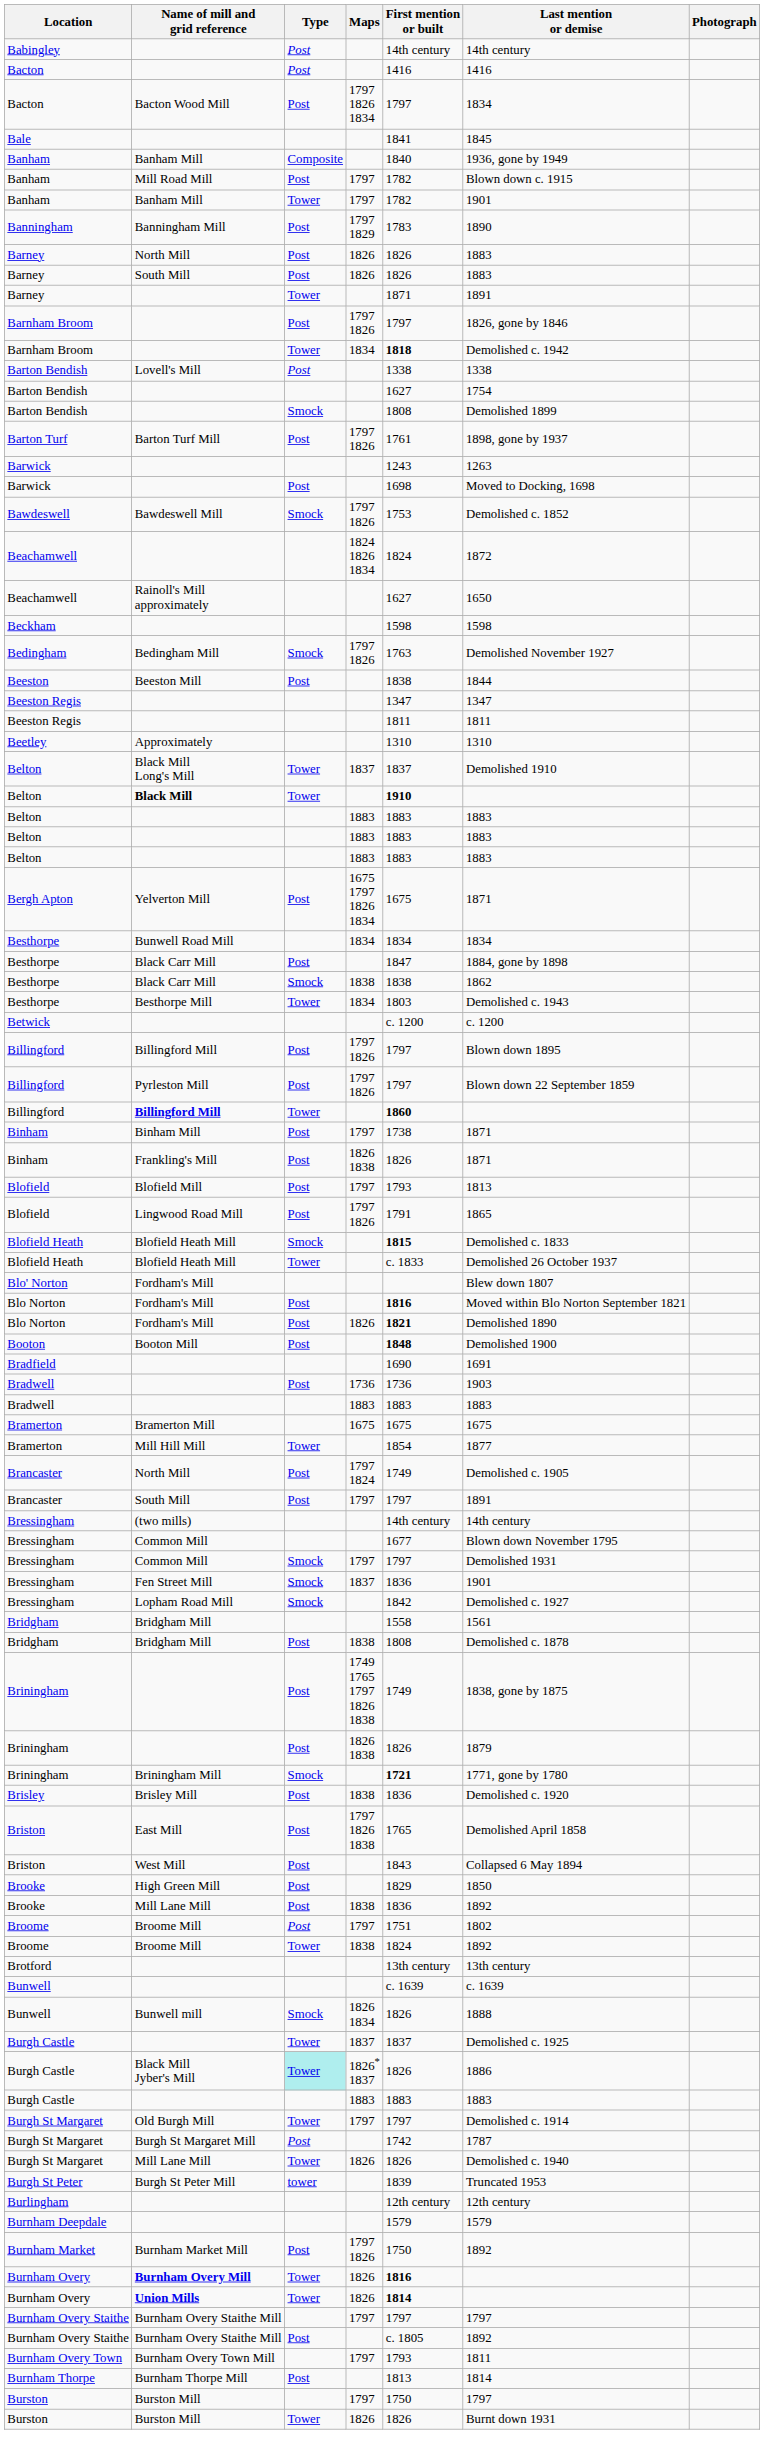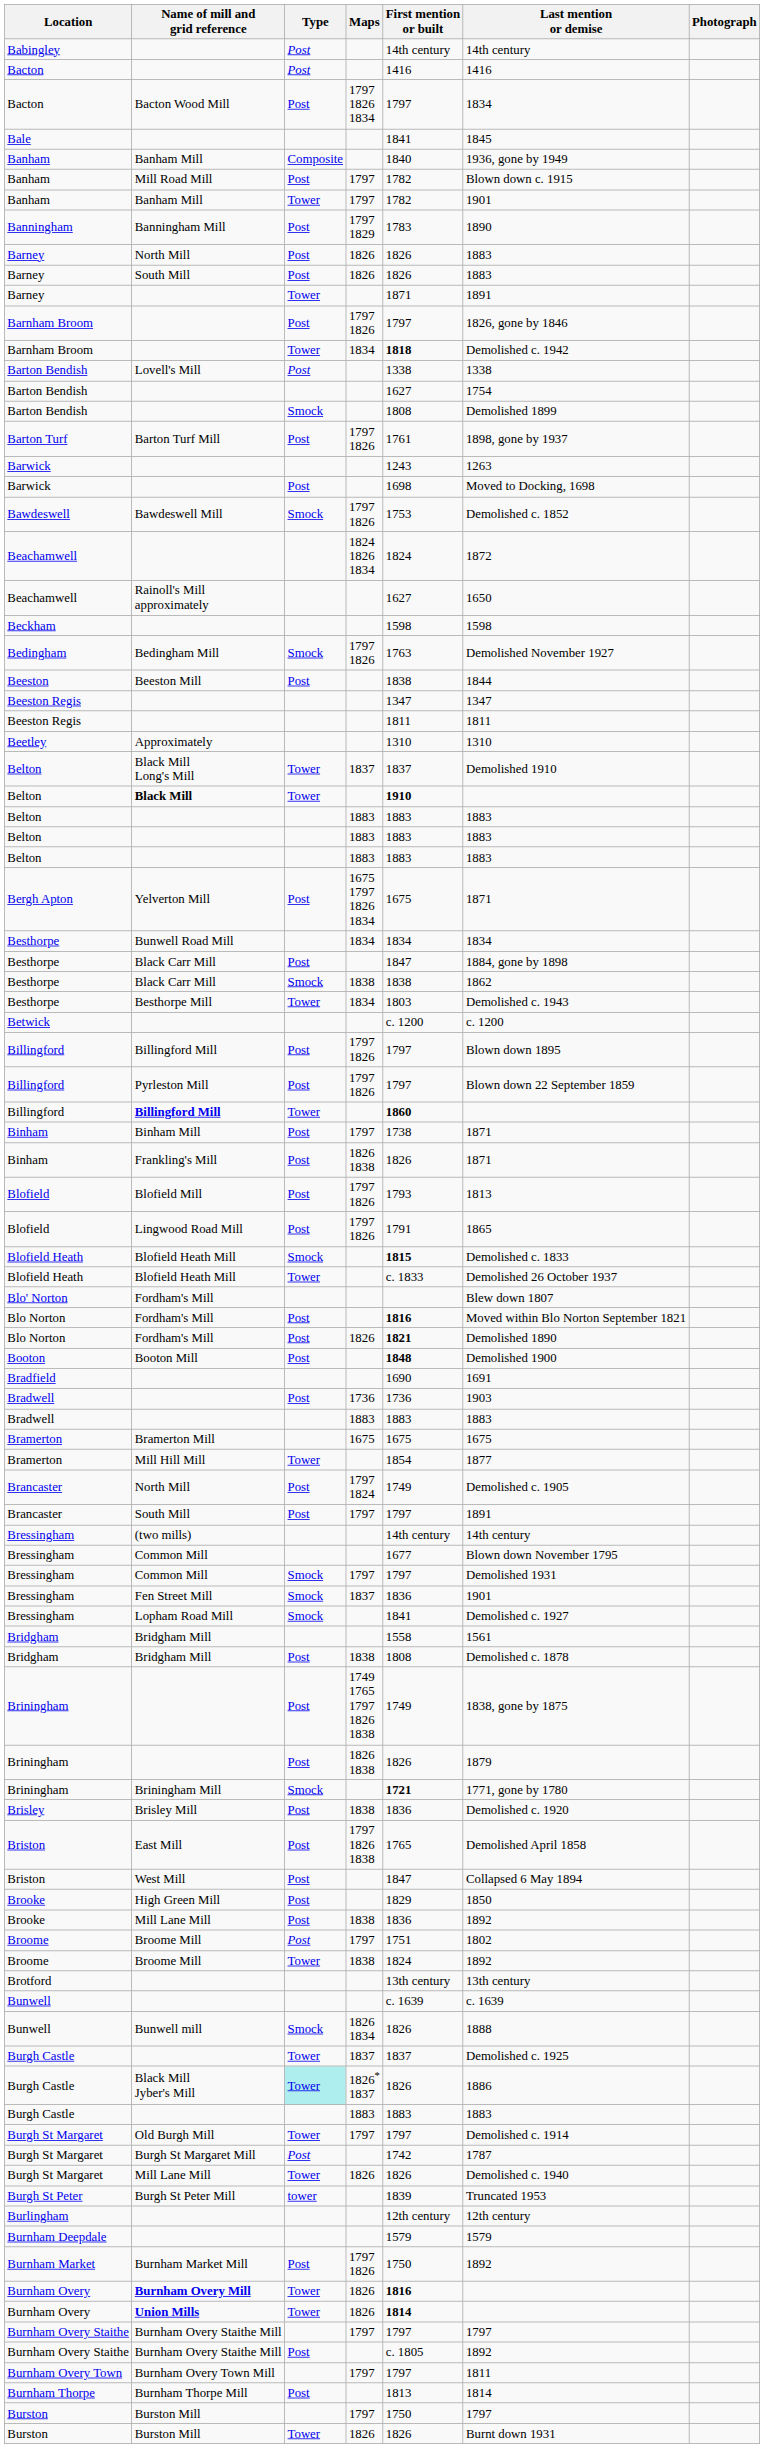(362, 1187) 1797 -> (362, 1194) 1797 1826
(399, 1601) 1842 -> (399, 1616) 1841
(399, 1865) 1843 -> (399, 1879) 1847
(399, 2358) 1793 -> (399, 2372) 1797
